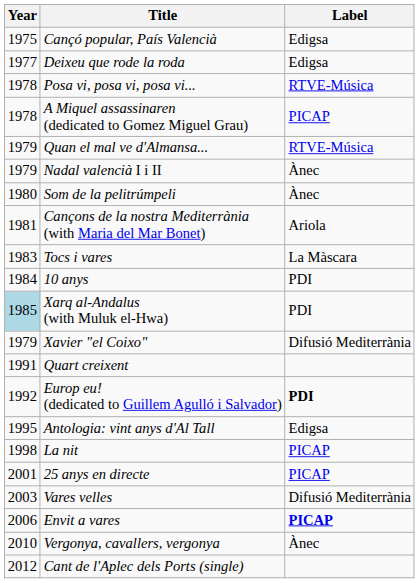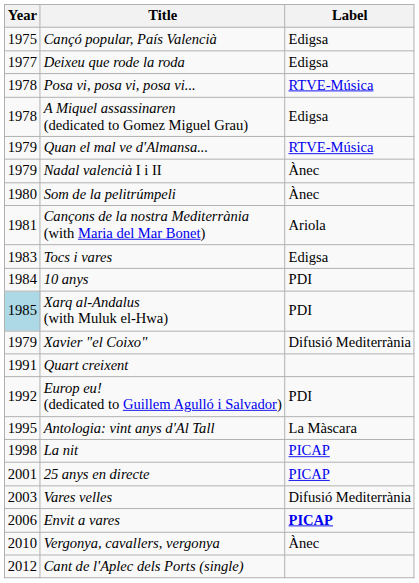(309, 116) PICAP -> (308, 116) Edigsa
(323, 256) La Màscara -> (308, 256) Edigsa
(301, 396) bold -> (300, 396) normal
(308, 427) Edigsa -> (323, 427) La Màscara
